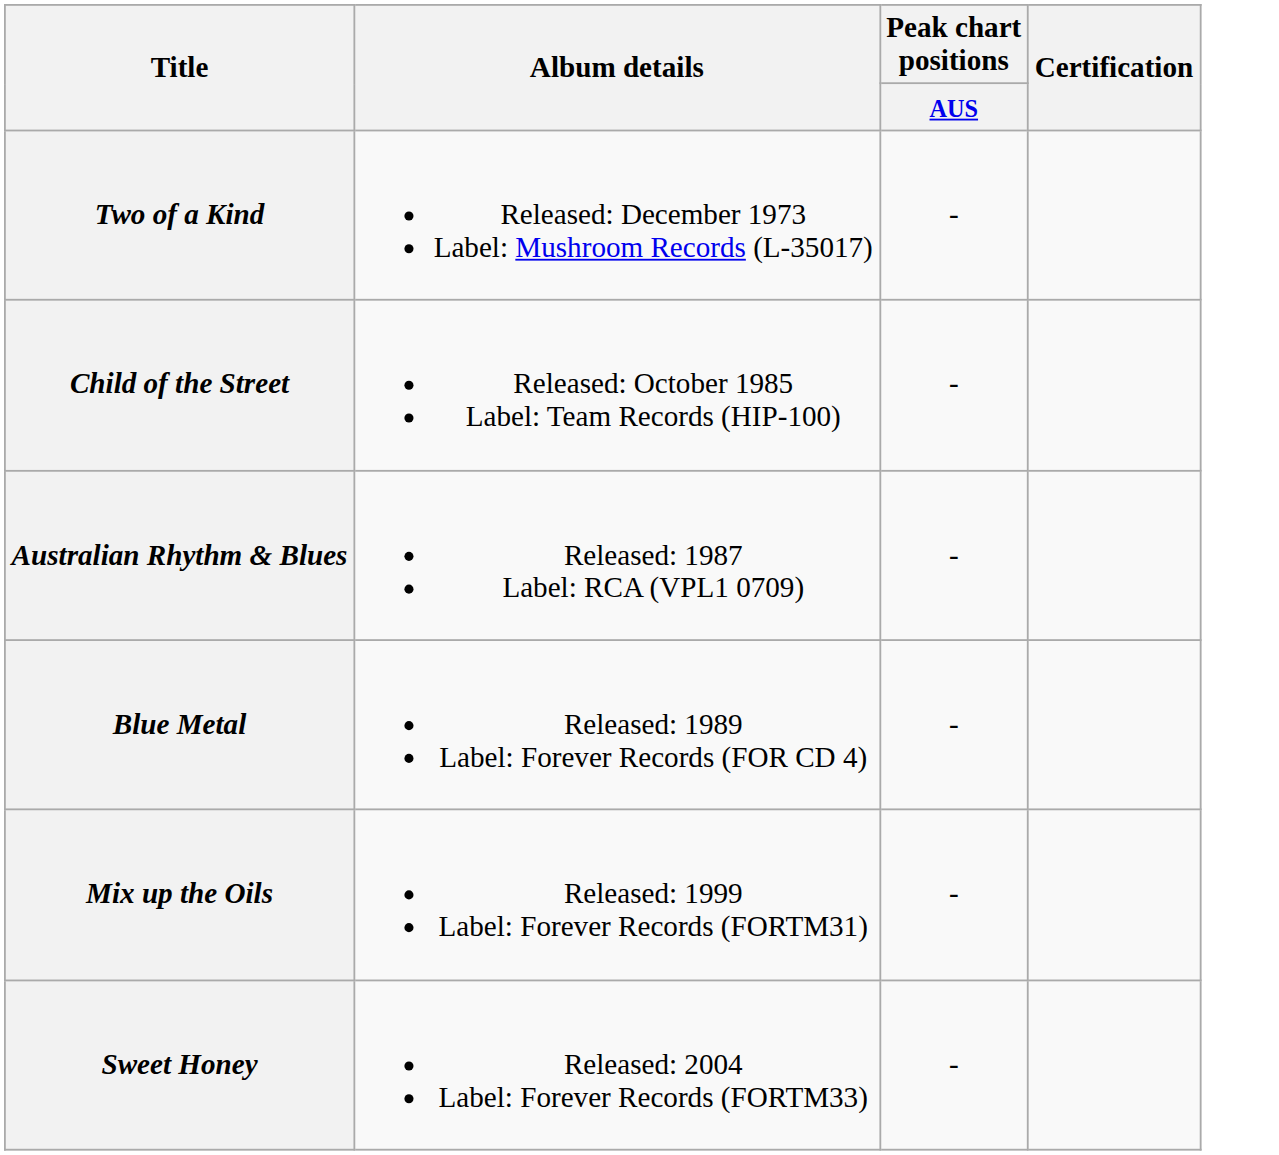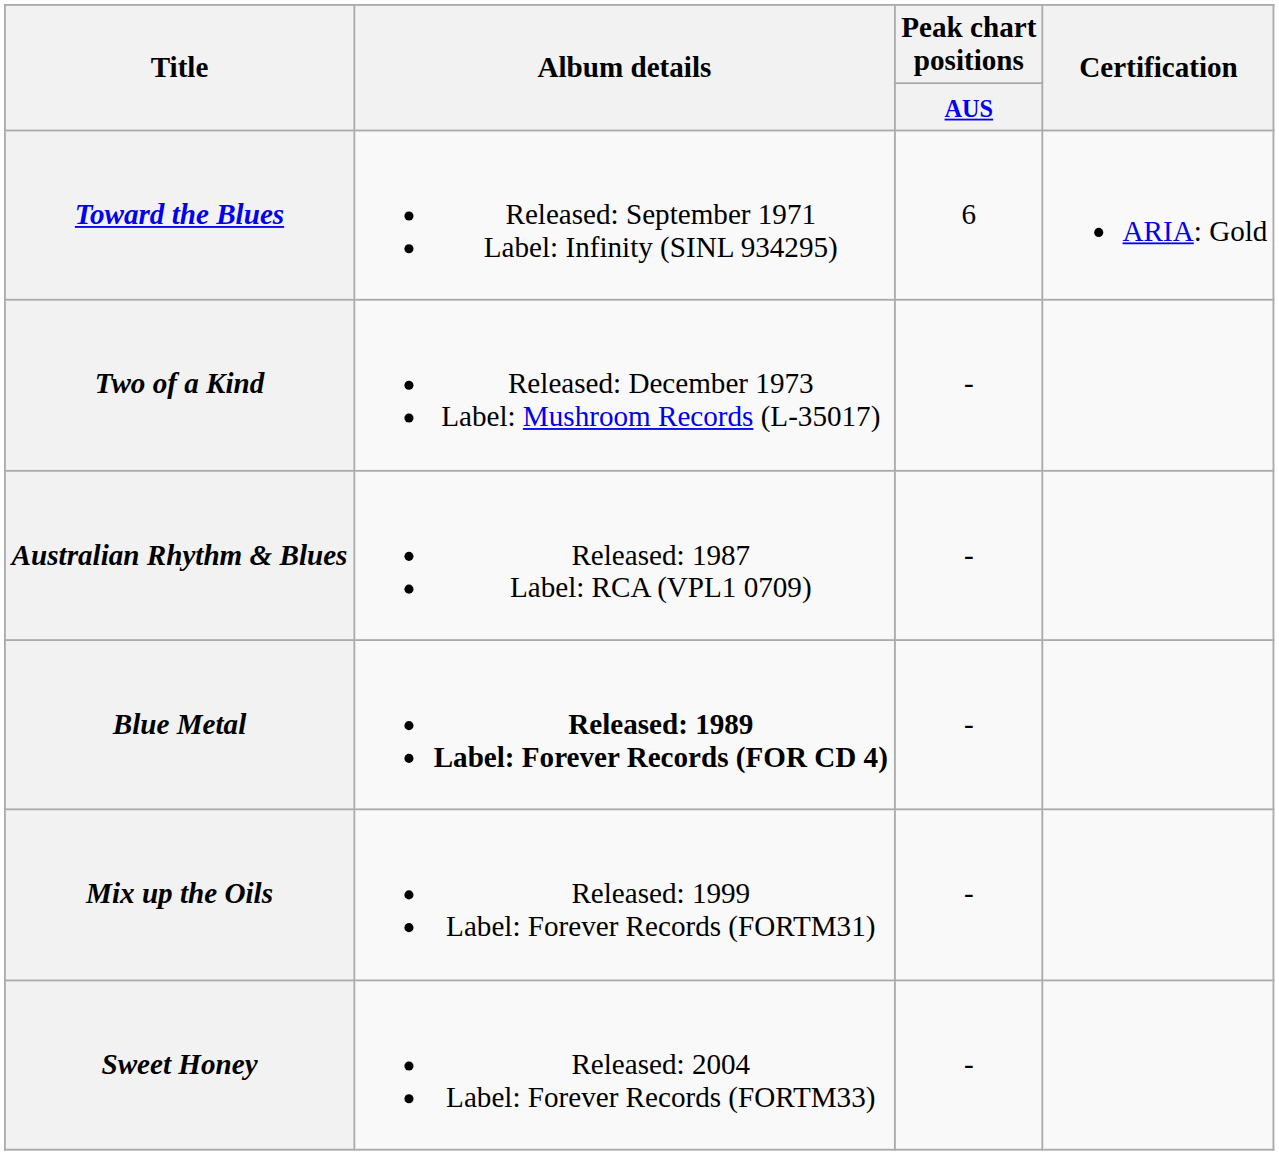+ row: (180, 214)
- row: (180, 384)
(617, 741) normal -> (624, 741) bold
